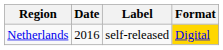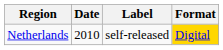(87, 34) 2016 -> (87, 34) 2010
